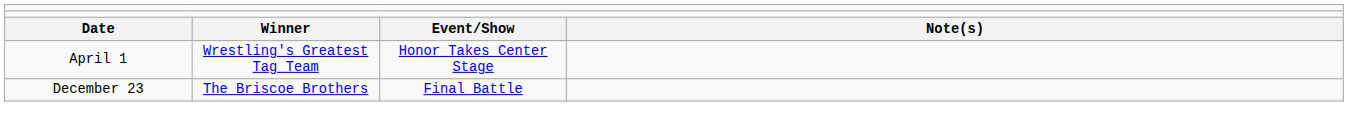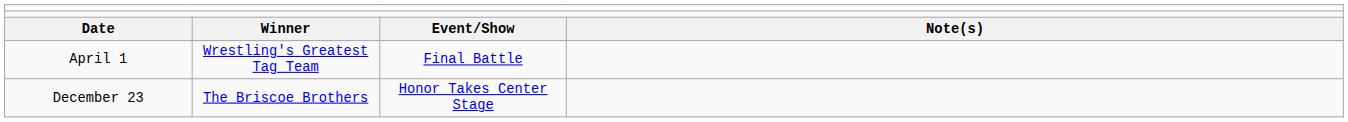(473, 59) Honor Takes Center Stage -> (473, 59) Final Battle
(473, 90) Final Battle -> (473, 98) Honor Takes Center Stage
